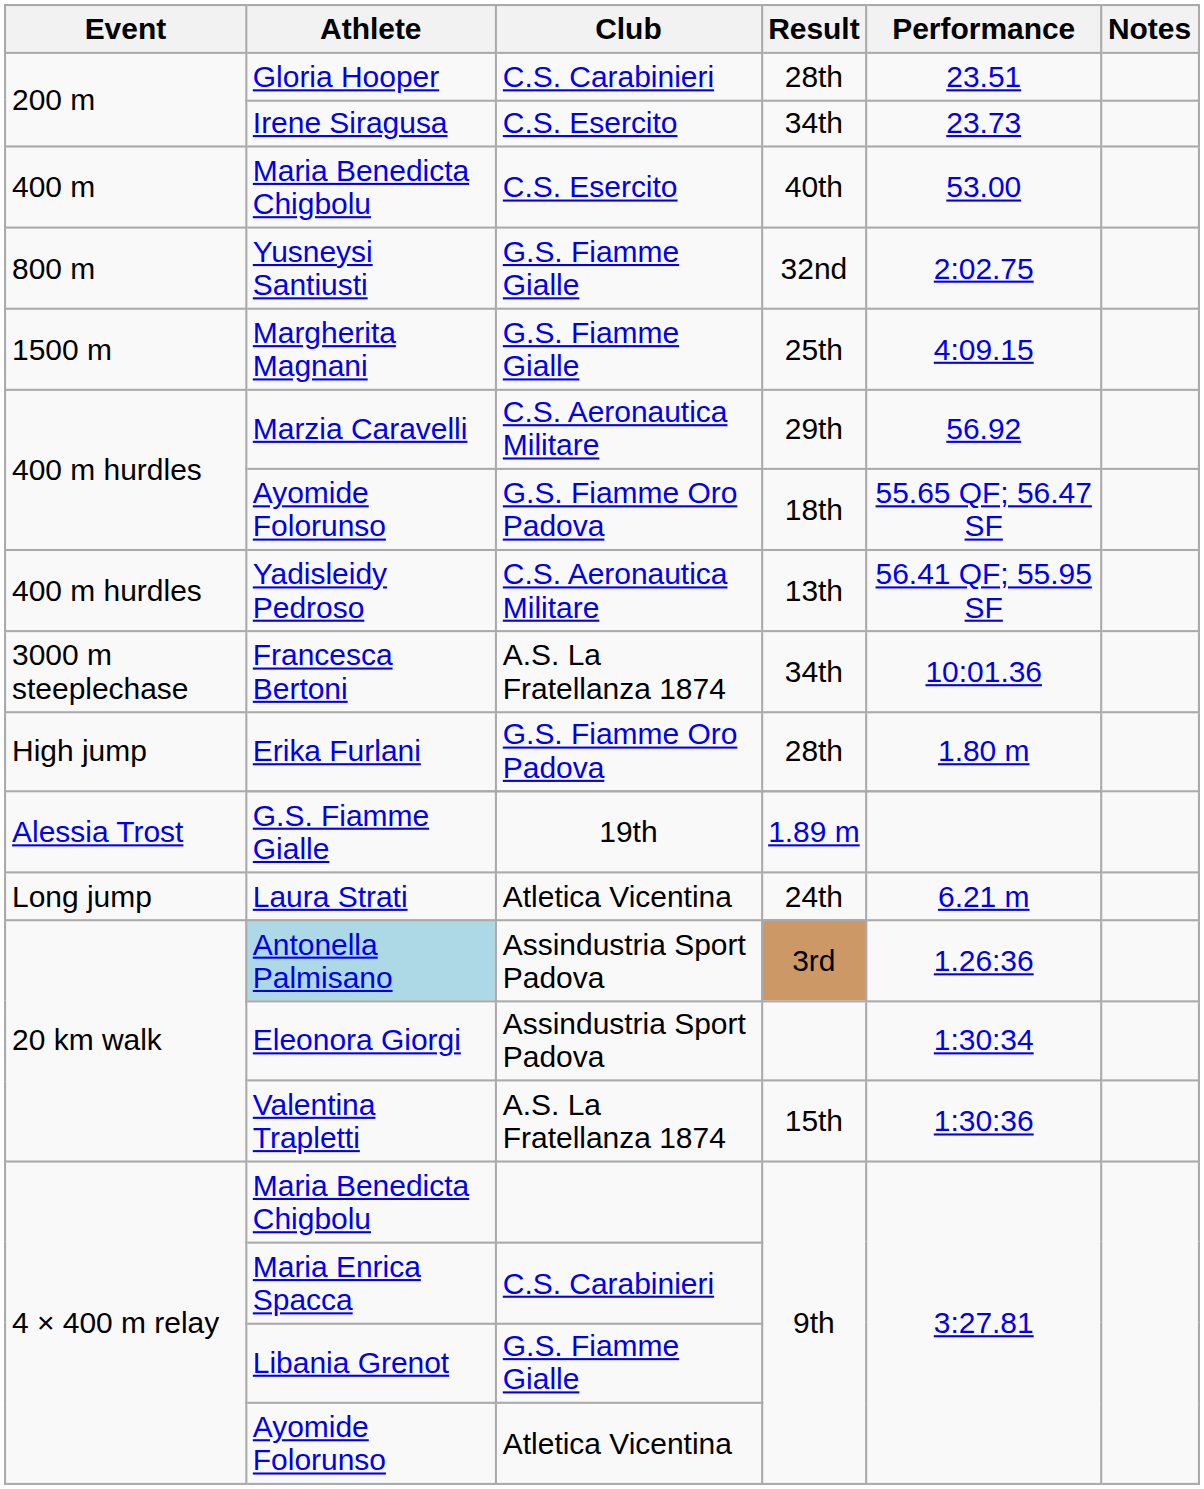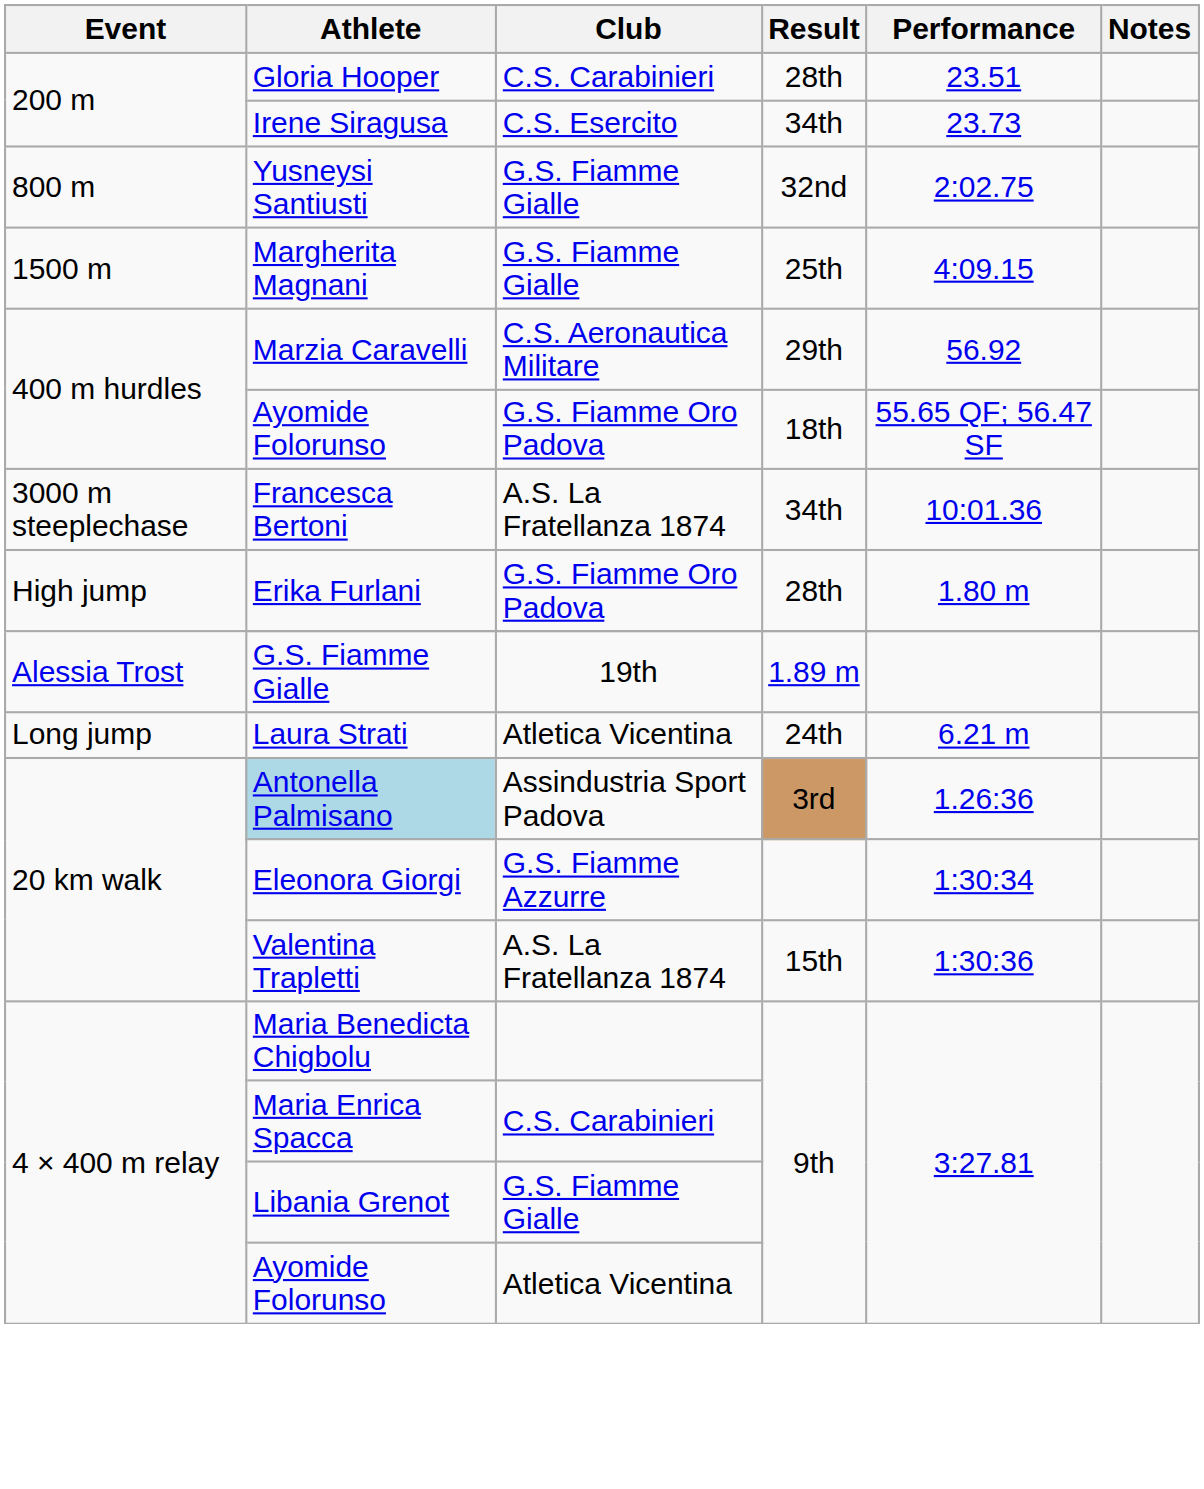- row: (361, 188)
- row: (320, 591)
(624, 1041) Assindustria Sport Padova -> (591, 880) G.S. Fiamme Azzurre
